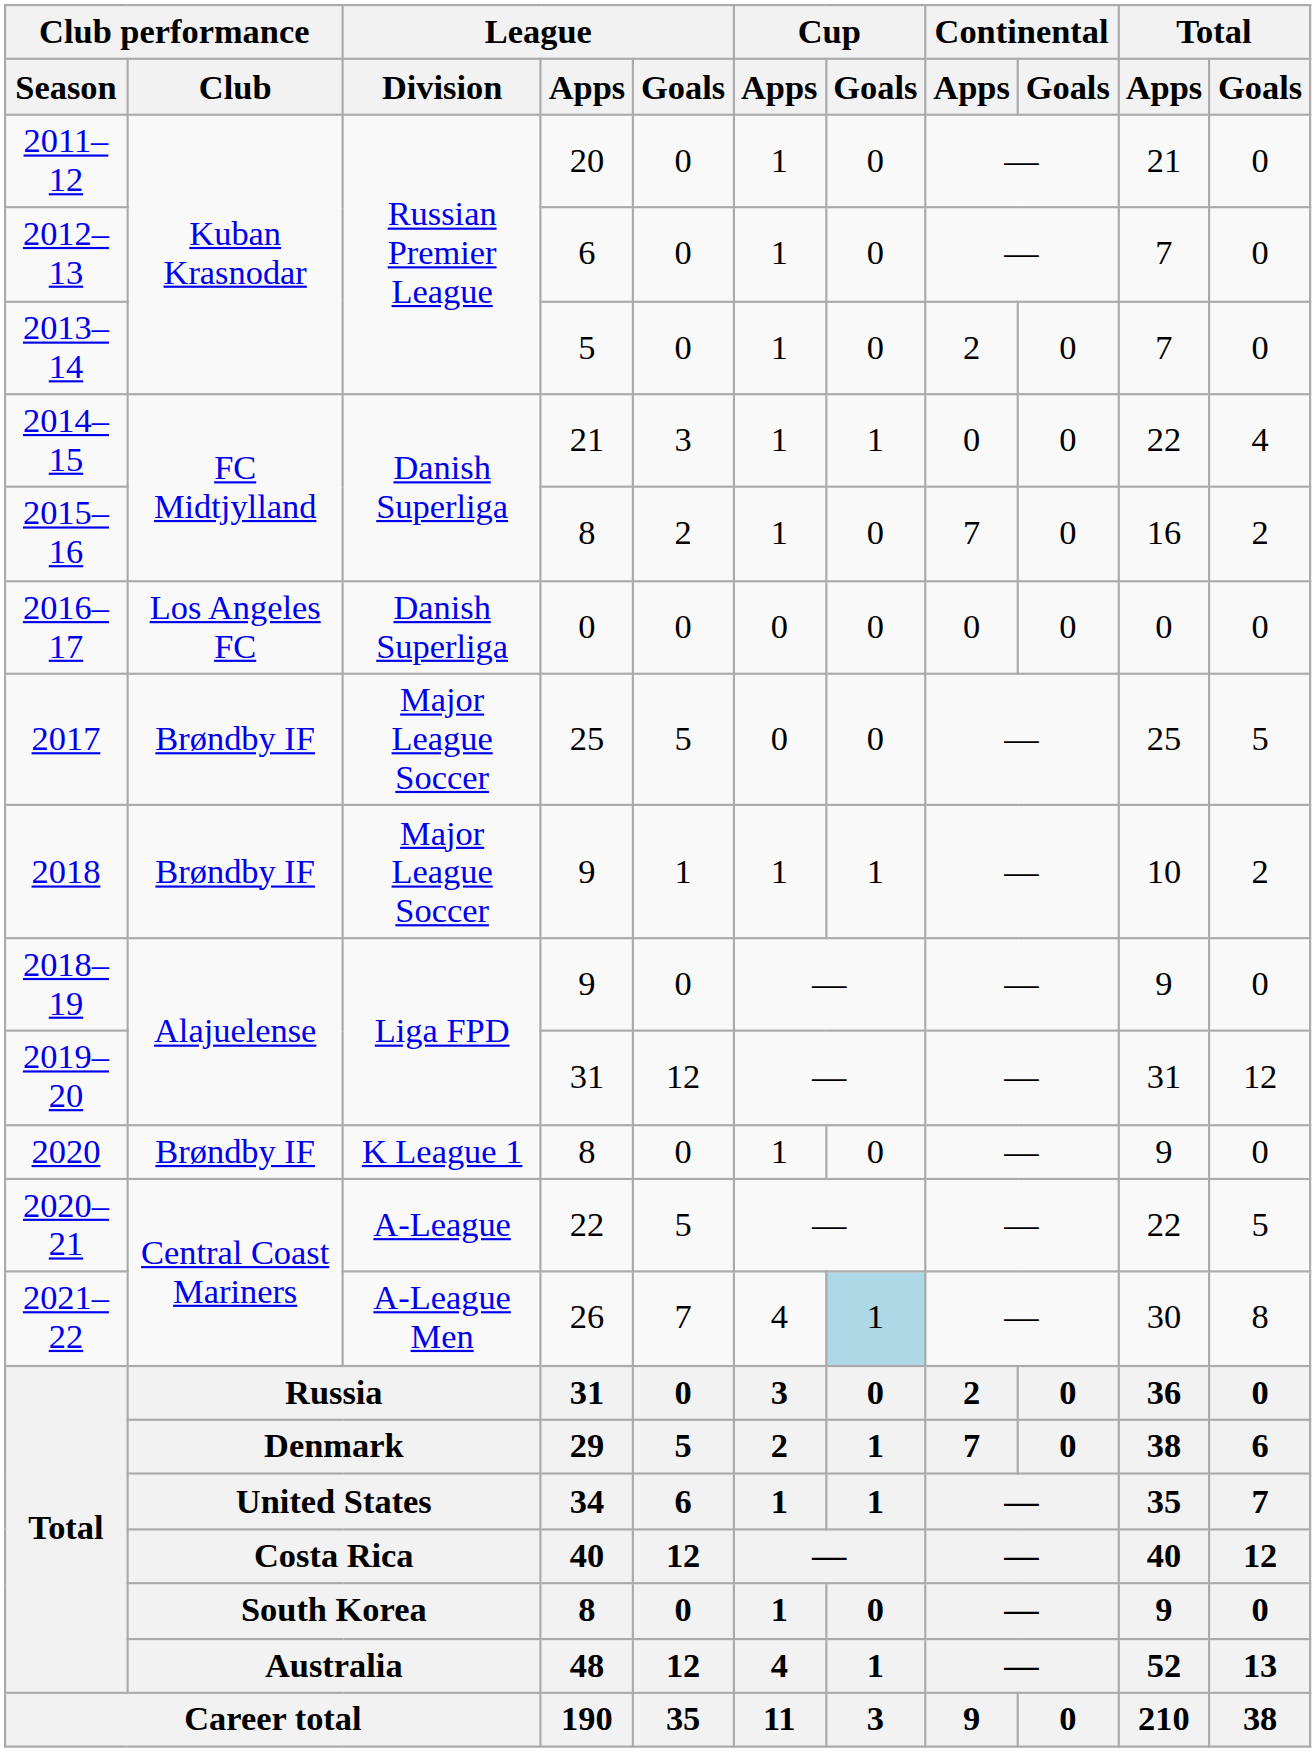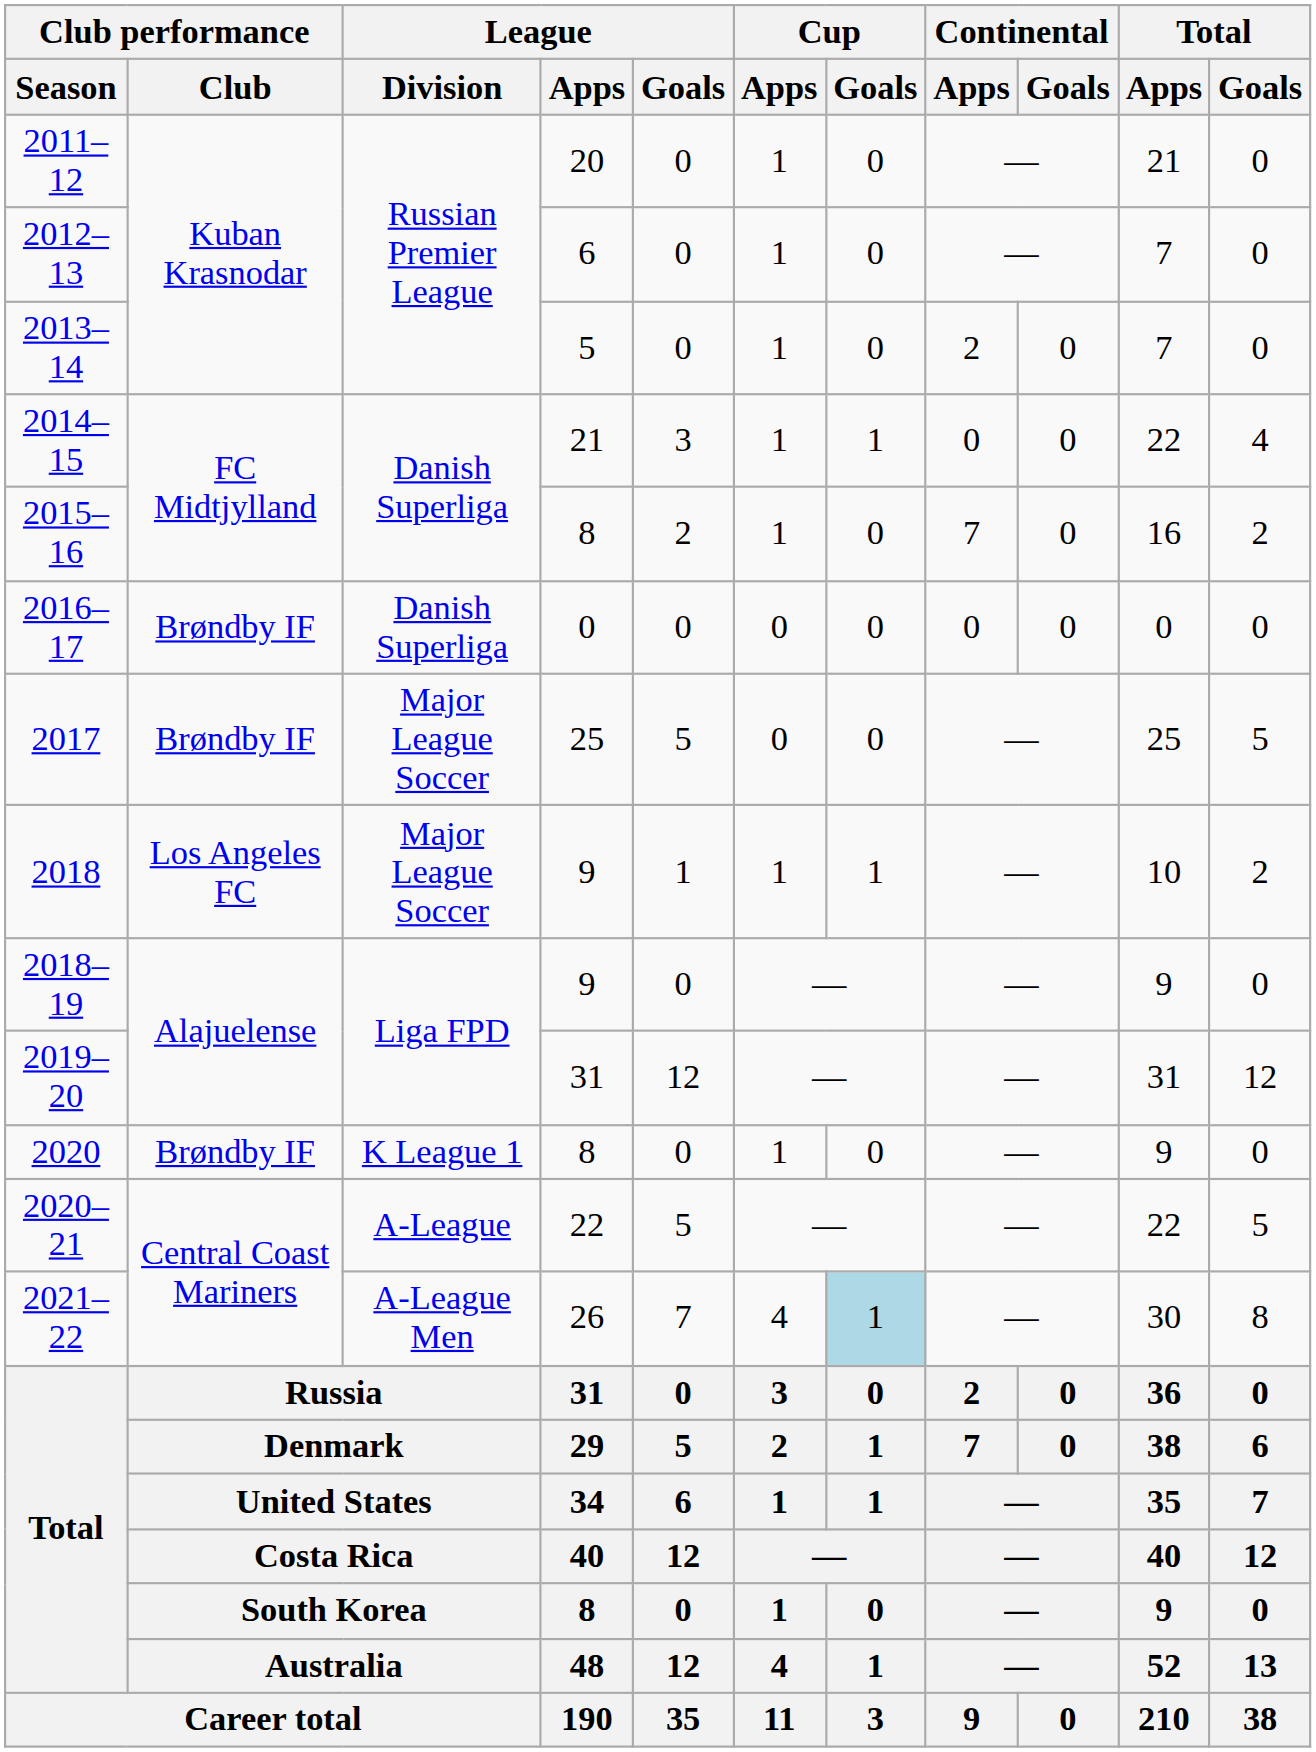(235, 626) Los Angeles FC -> (235, 626) Brøndby IF
(235, 871) Brøndby IF -> (235, 871) Los Angeles FC
